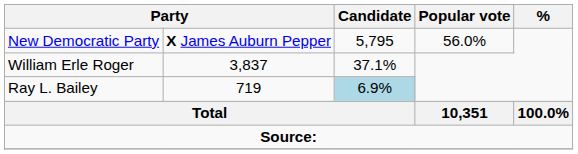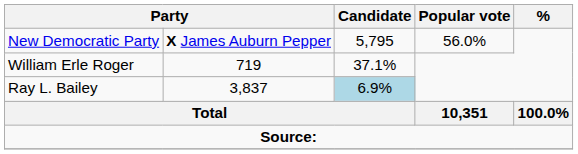(249, 64) 3,837 -> (249, 64) 719
(249, 88) 719 -> (249, 88) 3,837
